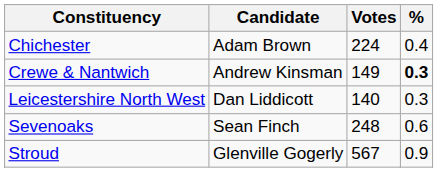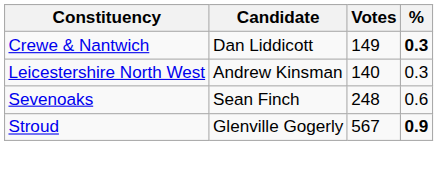- row: (49, 45)
(278, 72) Andrew Kinsman -> (263, 45) Dan Liddicott
(263, 99) Dan Liddicott -> (278, 72) Andrew Kinsman
(416, 153) normal -> (416, 126) bold
